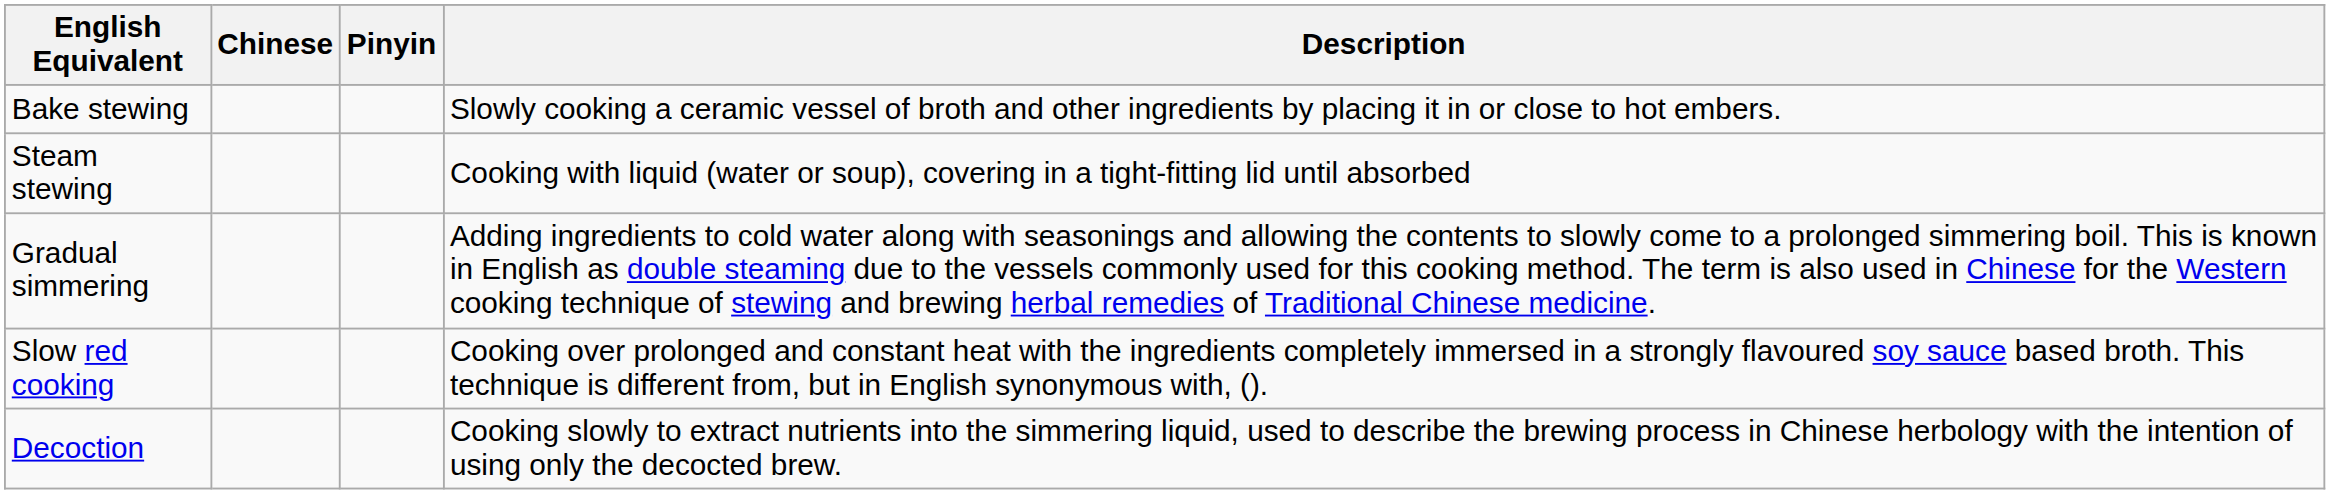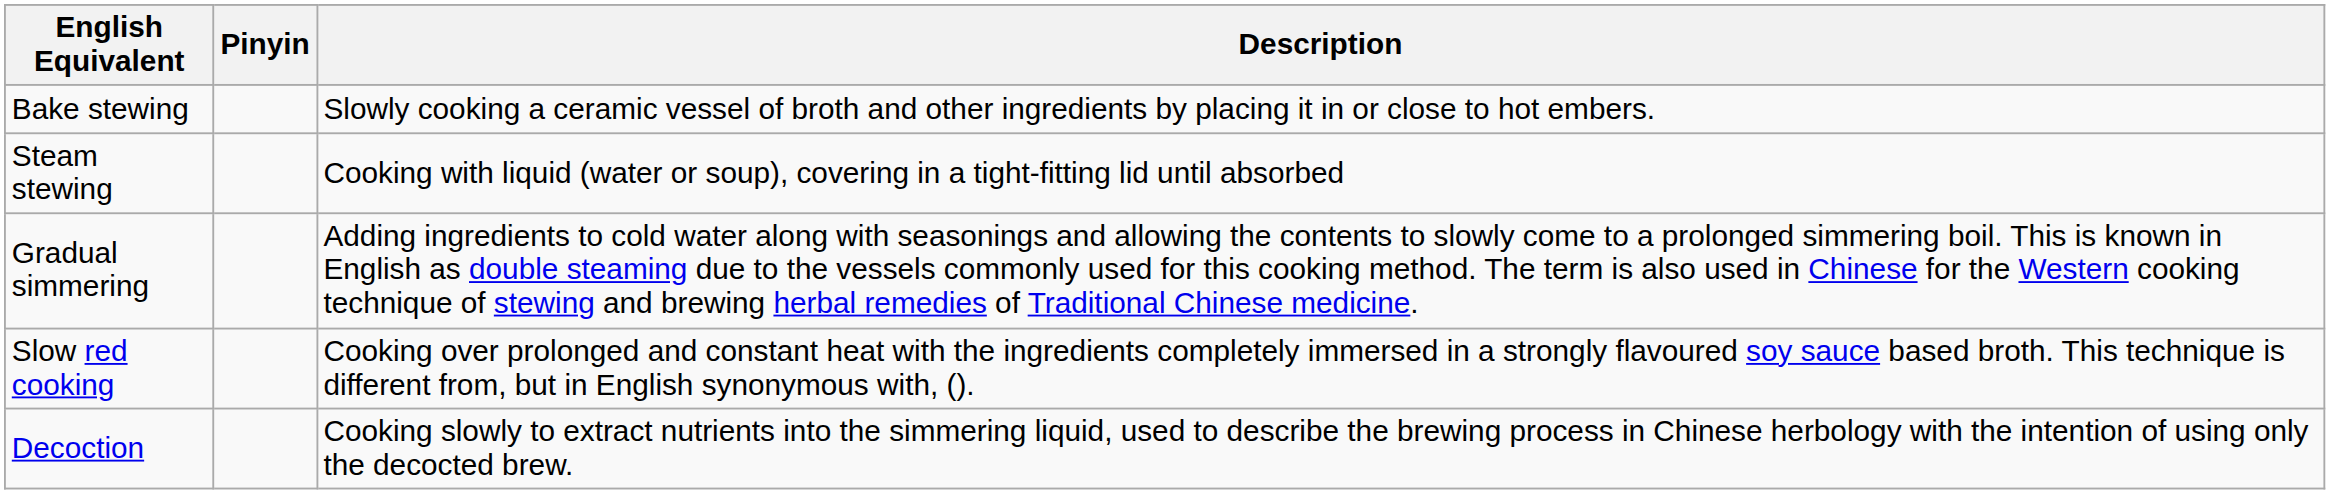- column: (275, 44)
